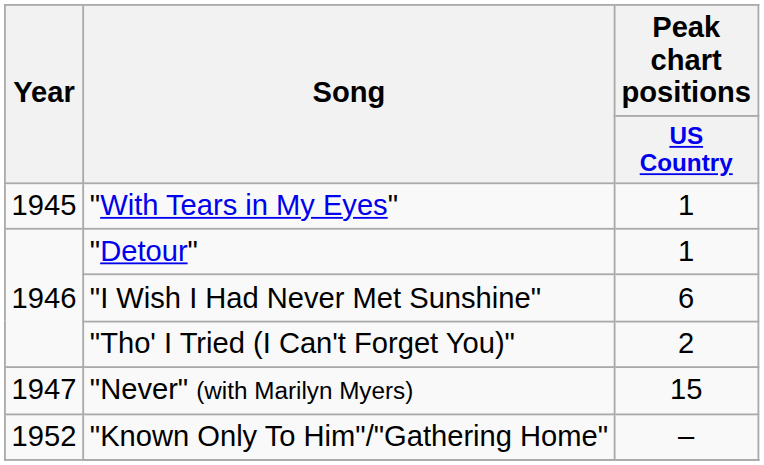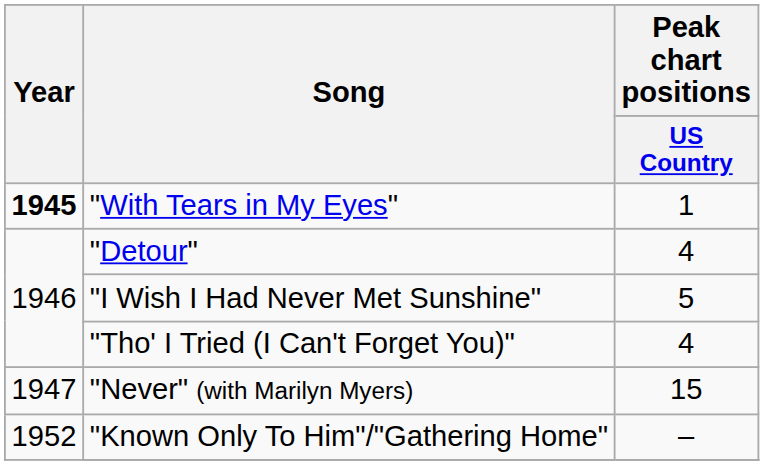(44, 205) normal -> (44, 205) bold
(686, 251) 1 -> (686, 251) 4
(686, 297) 6 -> (686, 297) 5
(686, 343) 2 -> (686, 343) 4
